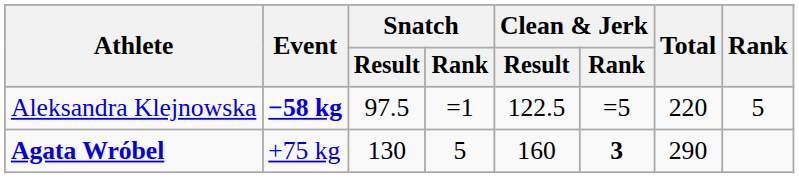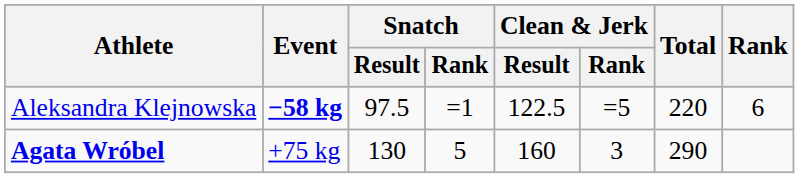(758, 108) 5 -> (758, 108) 6
(617, 150) bold -> (617, 150) normal
